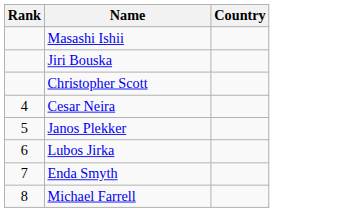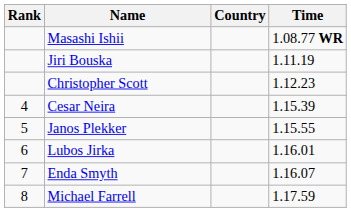+ column: (308, 15)
